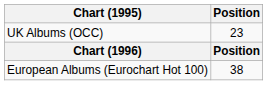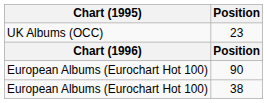+ row: (237, 70)
